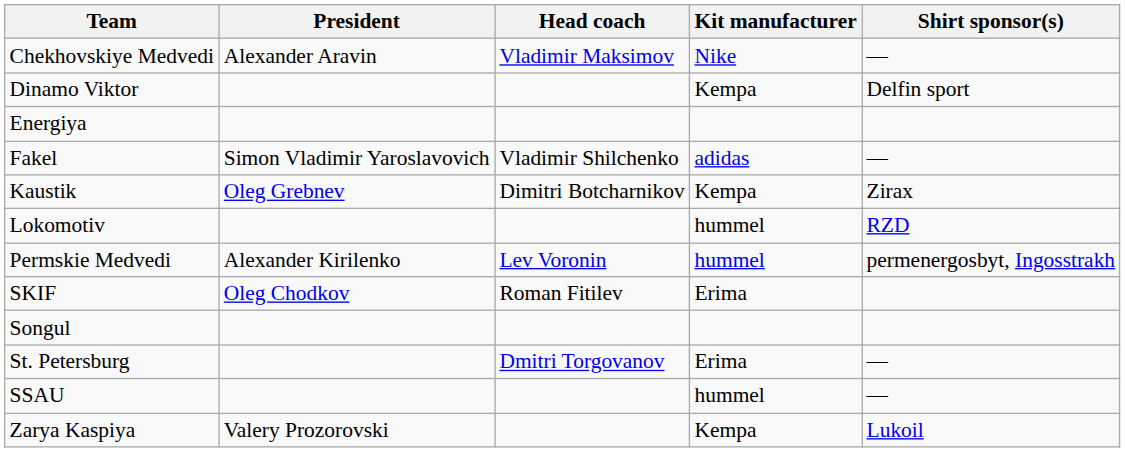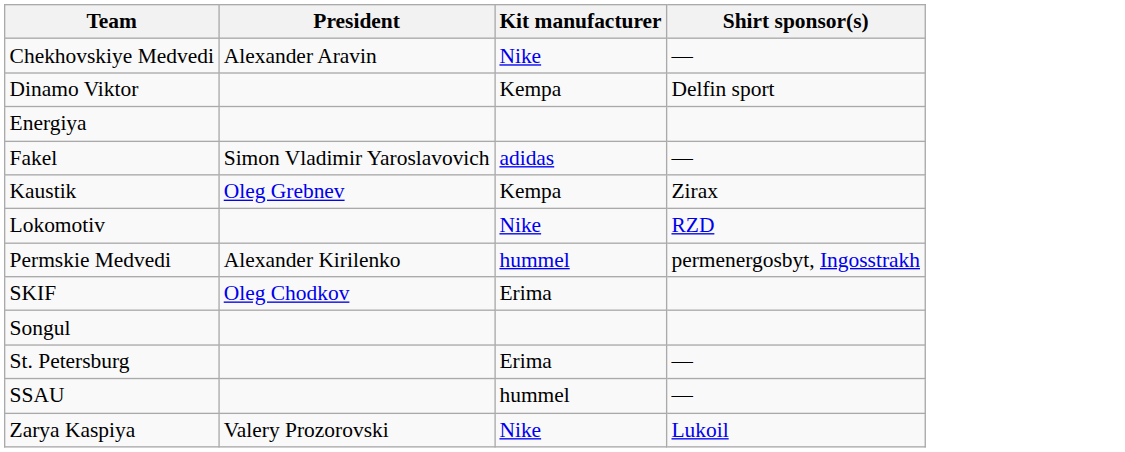- column: (592, 21)
(730, 225) hummel -> (520, 225) Nike
(725, 429) Kempa -> (520, 429) Nike
